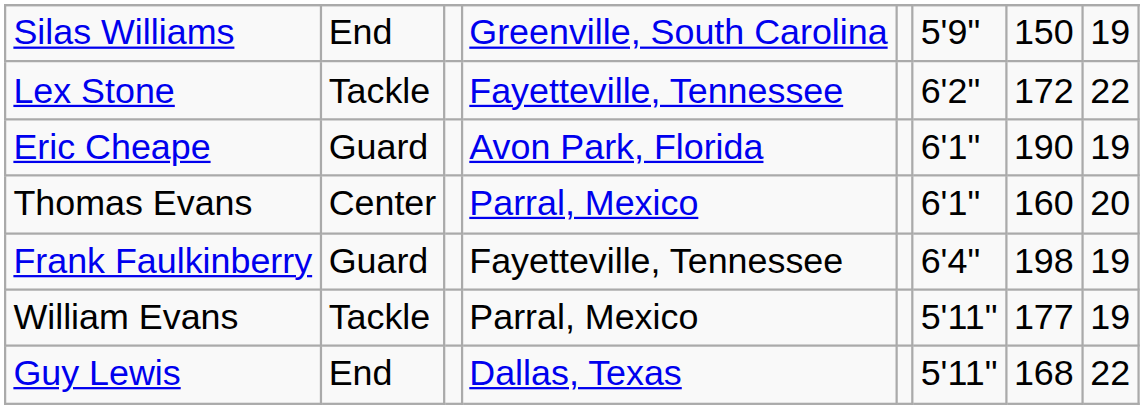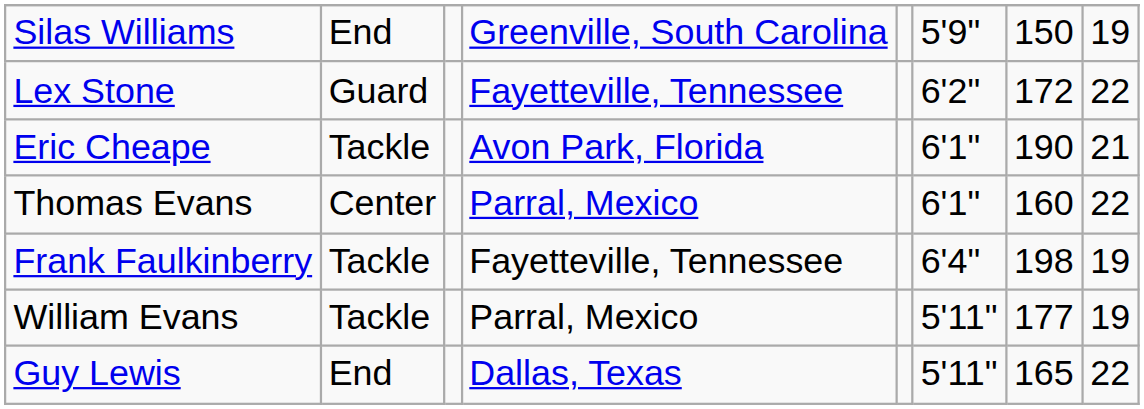(379, 89) Tackle -> (378, 89) Guard
(378, 146) Guard -> (379, 146) Tackle
(1110, 146) 19 -> (1110, 146) 21
(1110, 203) 20 -> (1110, 203) 22
(378, 260) Guard -> (379, 260) Tackle
(1044, 373) 168 -> (1044, 373) 165
